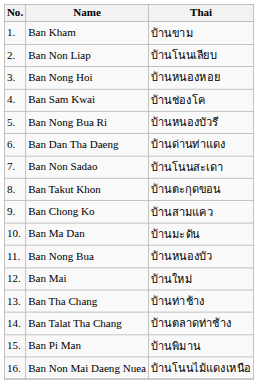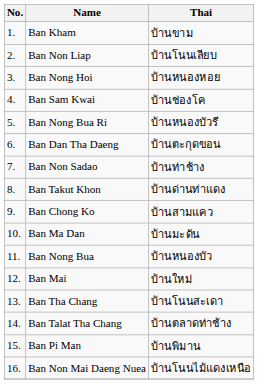(188, 145) บ้านด่านท่าแดง -> (186, 145) บ้านตะกุดขอน
(187, 167) บ้านโนนสะเดา -> (178, 167) บ้านท่าช้าง
(186, 189) บ้านตะกุดขอน -> (188, 189) บ้านด่านท่าแดง
(178, 301) บ้านท่าช้าง -> (187, 301) บ้านโนนสะเดา
